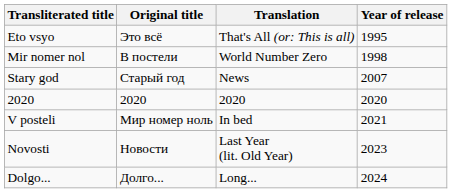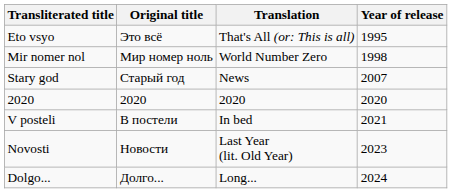(149, 57) В постели -> (166, 57) Мир номер ноль
(166, 120) Мир номер ноль -> (149, 120) В постели
